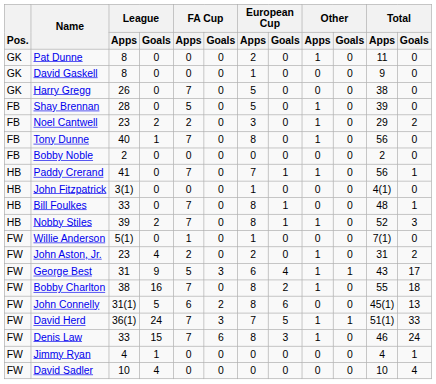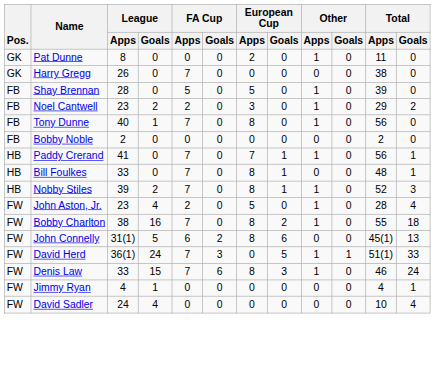- row: (66, 73)
(253, 90) 5 -> (252, 73) 0
- row: (70, 189)
- row: (69, 238)
(253, 255) 2 -> (252, 205) 5
(382, 255) 31 -> (381, 205) 28
(414, 255) 2 -> (413, 205) 4
- row: (63, 271)
(253, 321) 7 -> (252, 255) 0
(124, 370) 10 -> (123, 304) 24
